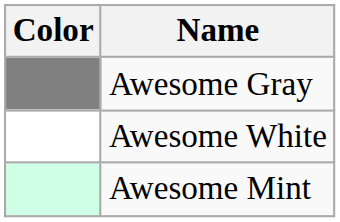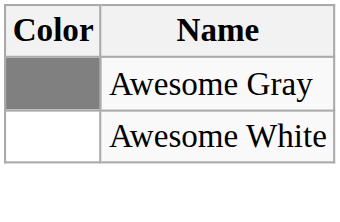- row: (210, 188)
